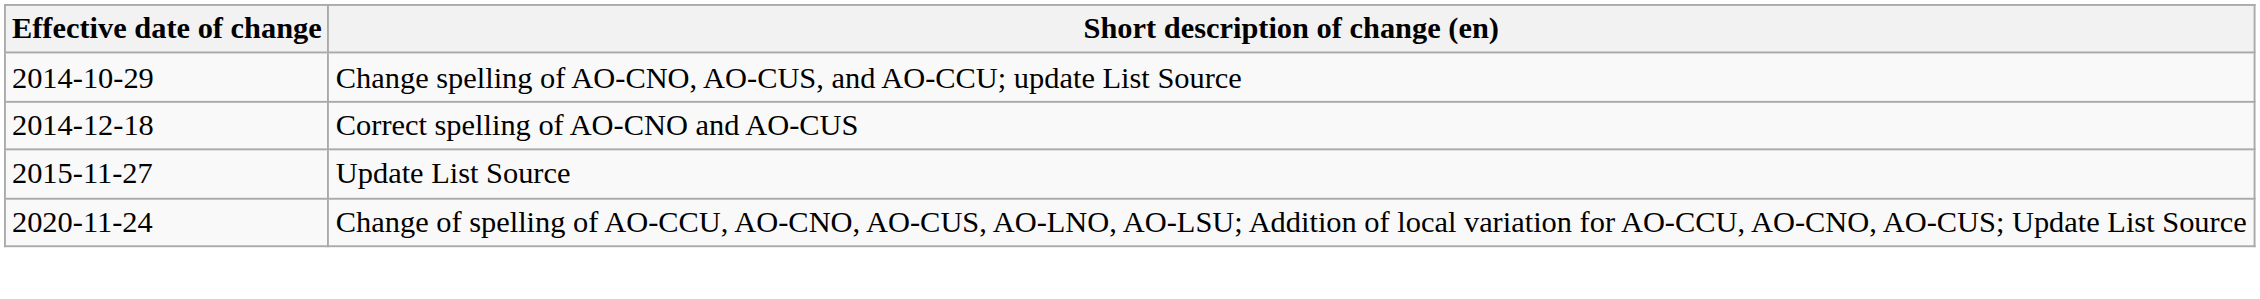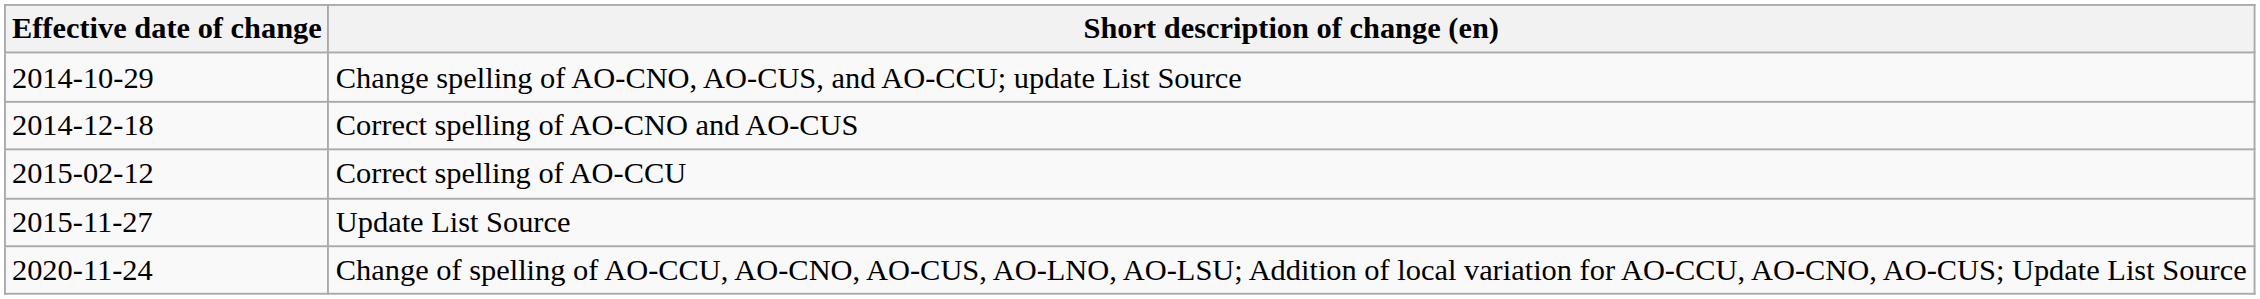+ row: (511, 173)
